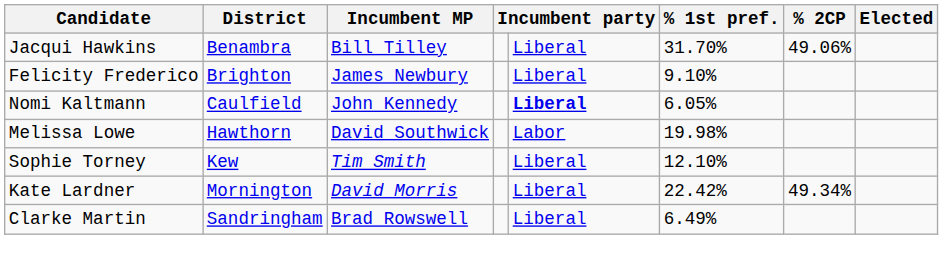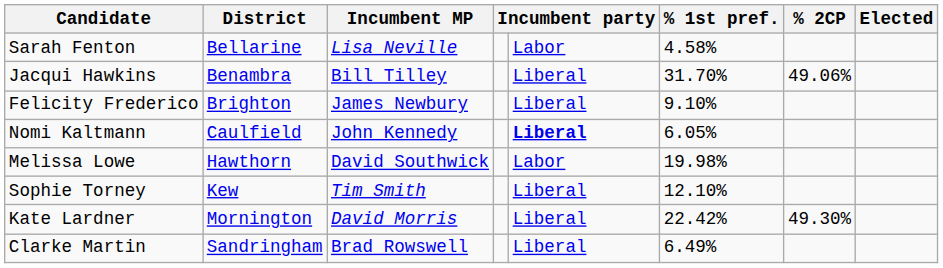+ row: (72, 48)
(820, 191) 49.34% -> (820, 219) 49.30%
